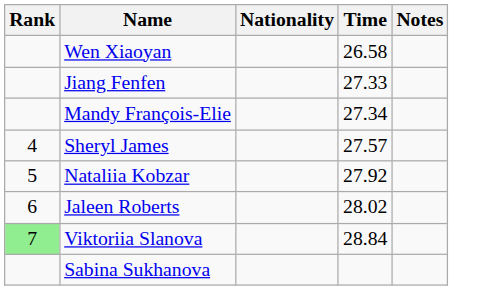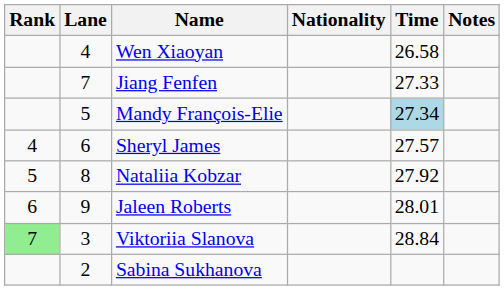+ column: (85, 20)
(365, 113) no background -> (417, 113) lightblue background
(365, 207) 28.02 -> (417, 207) 28.01
